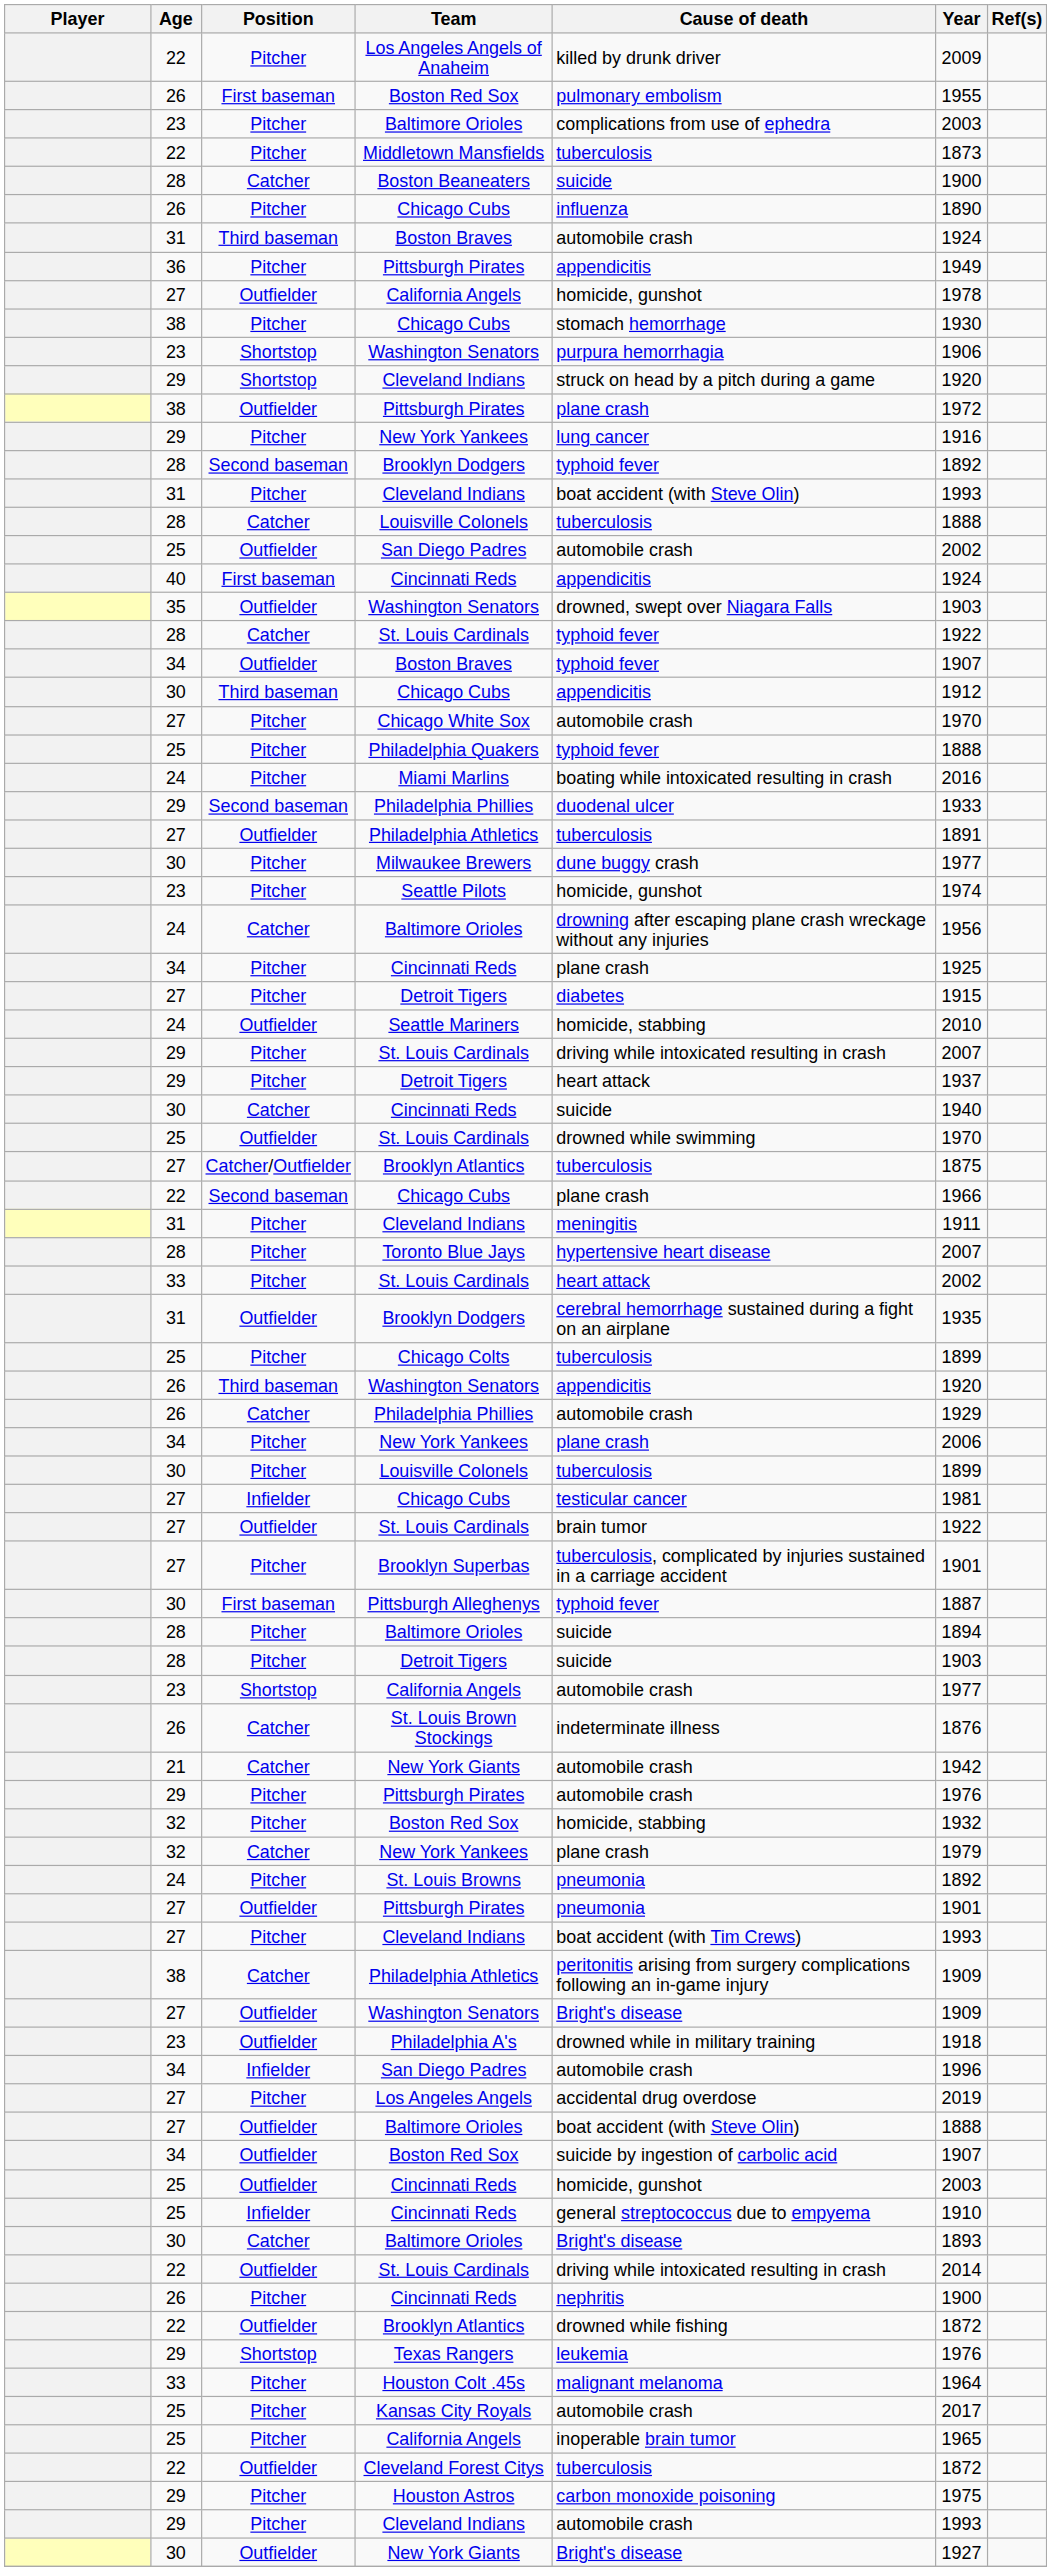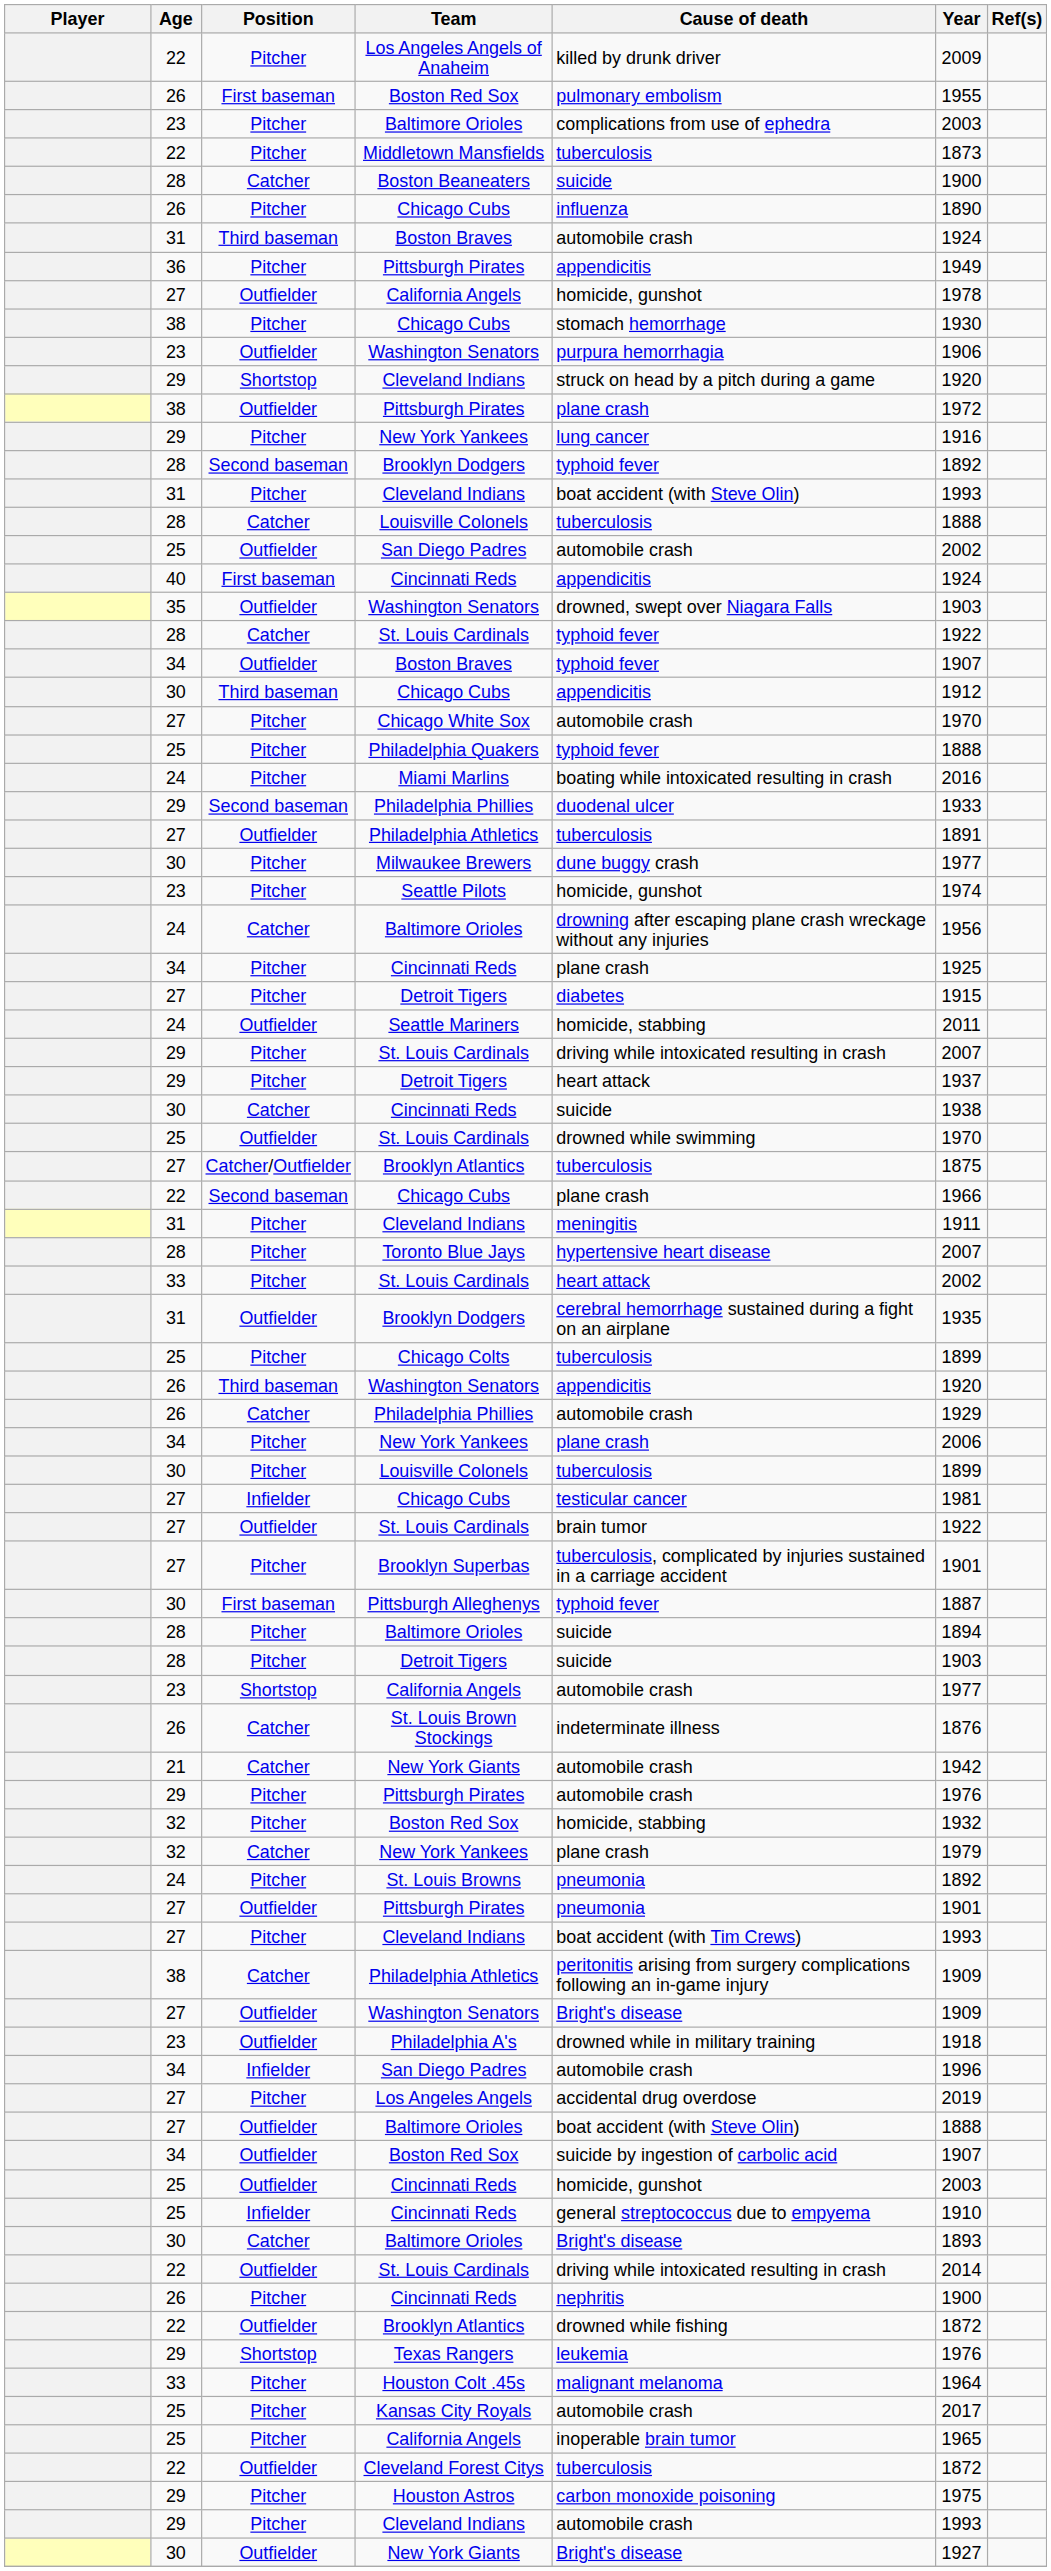(278, 351) Shortstop -> (278, 351) Outfielder
(962, 1024) 2010 -> (962, 1024) 2011
(962, 1110) 1940 -> (962, 1110) 1938
